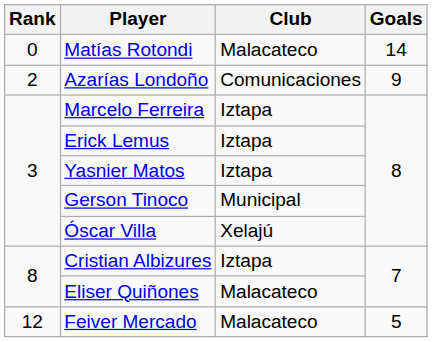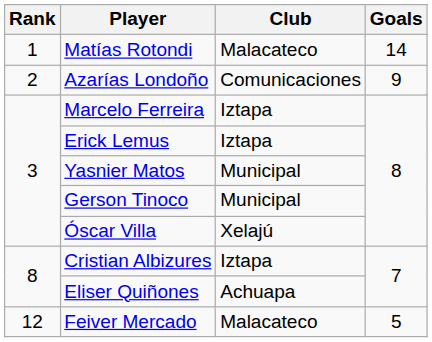(32, 49) 0 -> (32, 49) 1
(246, 170) Iztapa -> (260, 170) Municipal
(269, 291) Malacateco -> (258, 291) Achuapa
